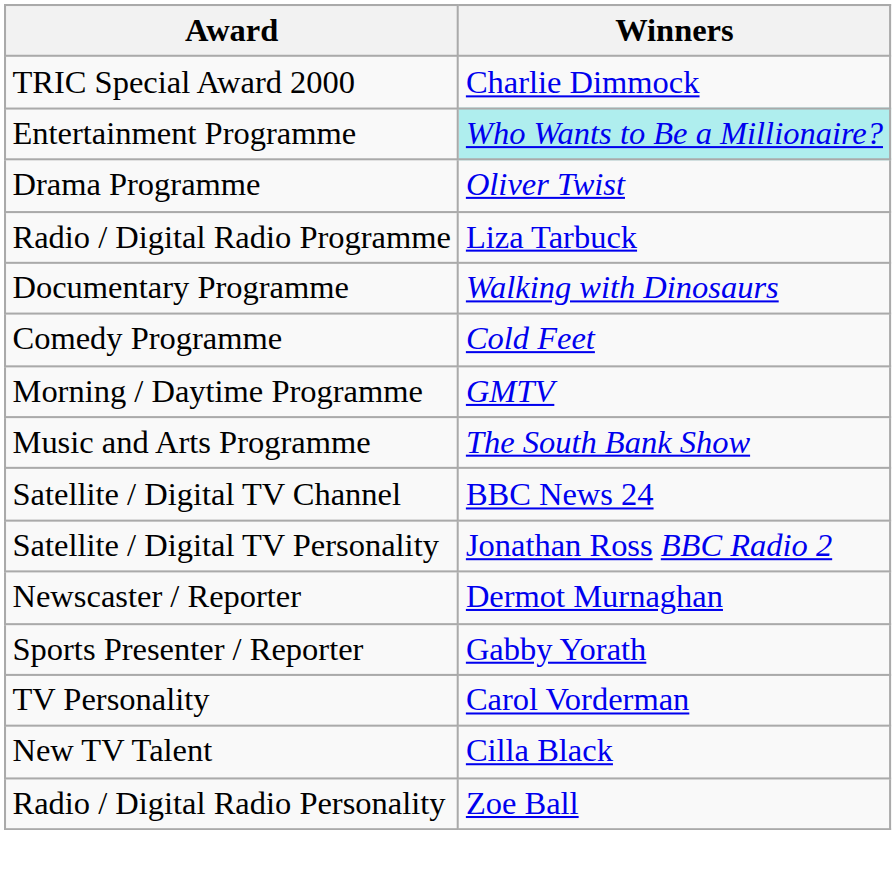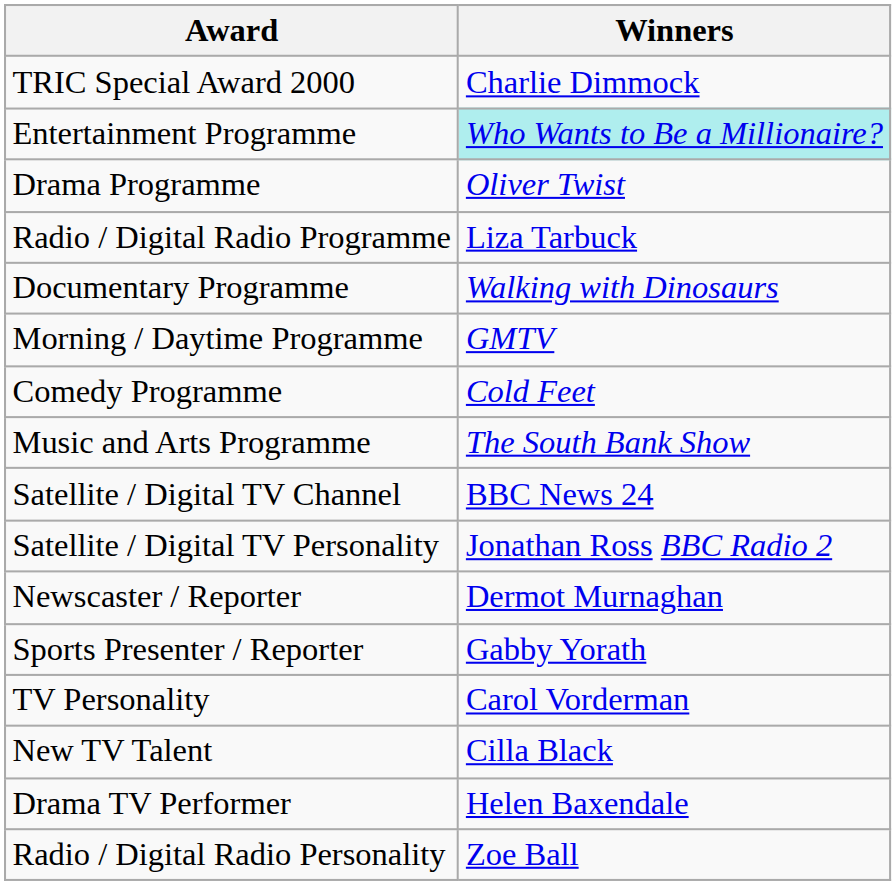rows swapped: (218, 390) <-> (147, 339)
+ row: (152, 802)
